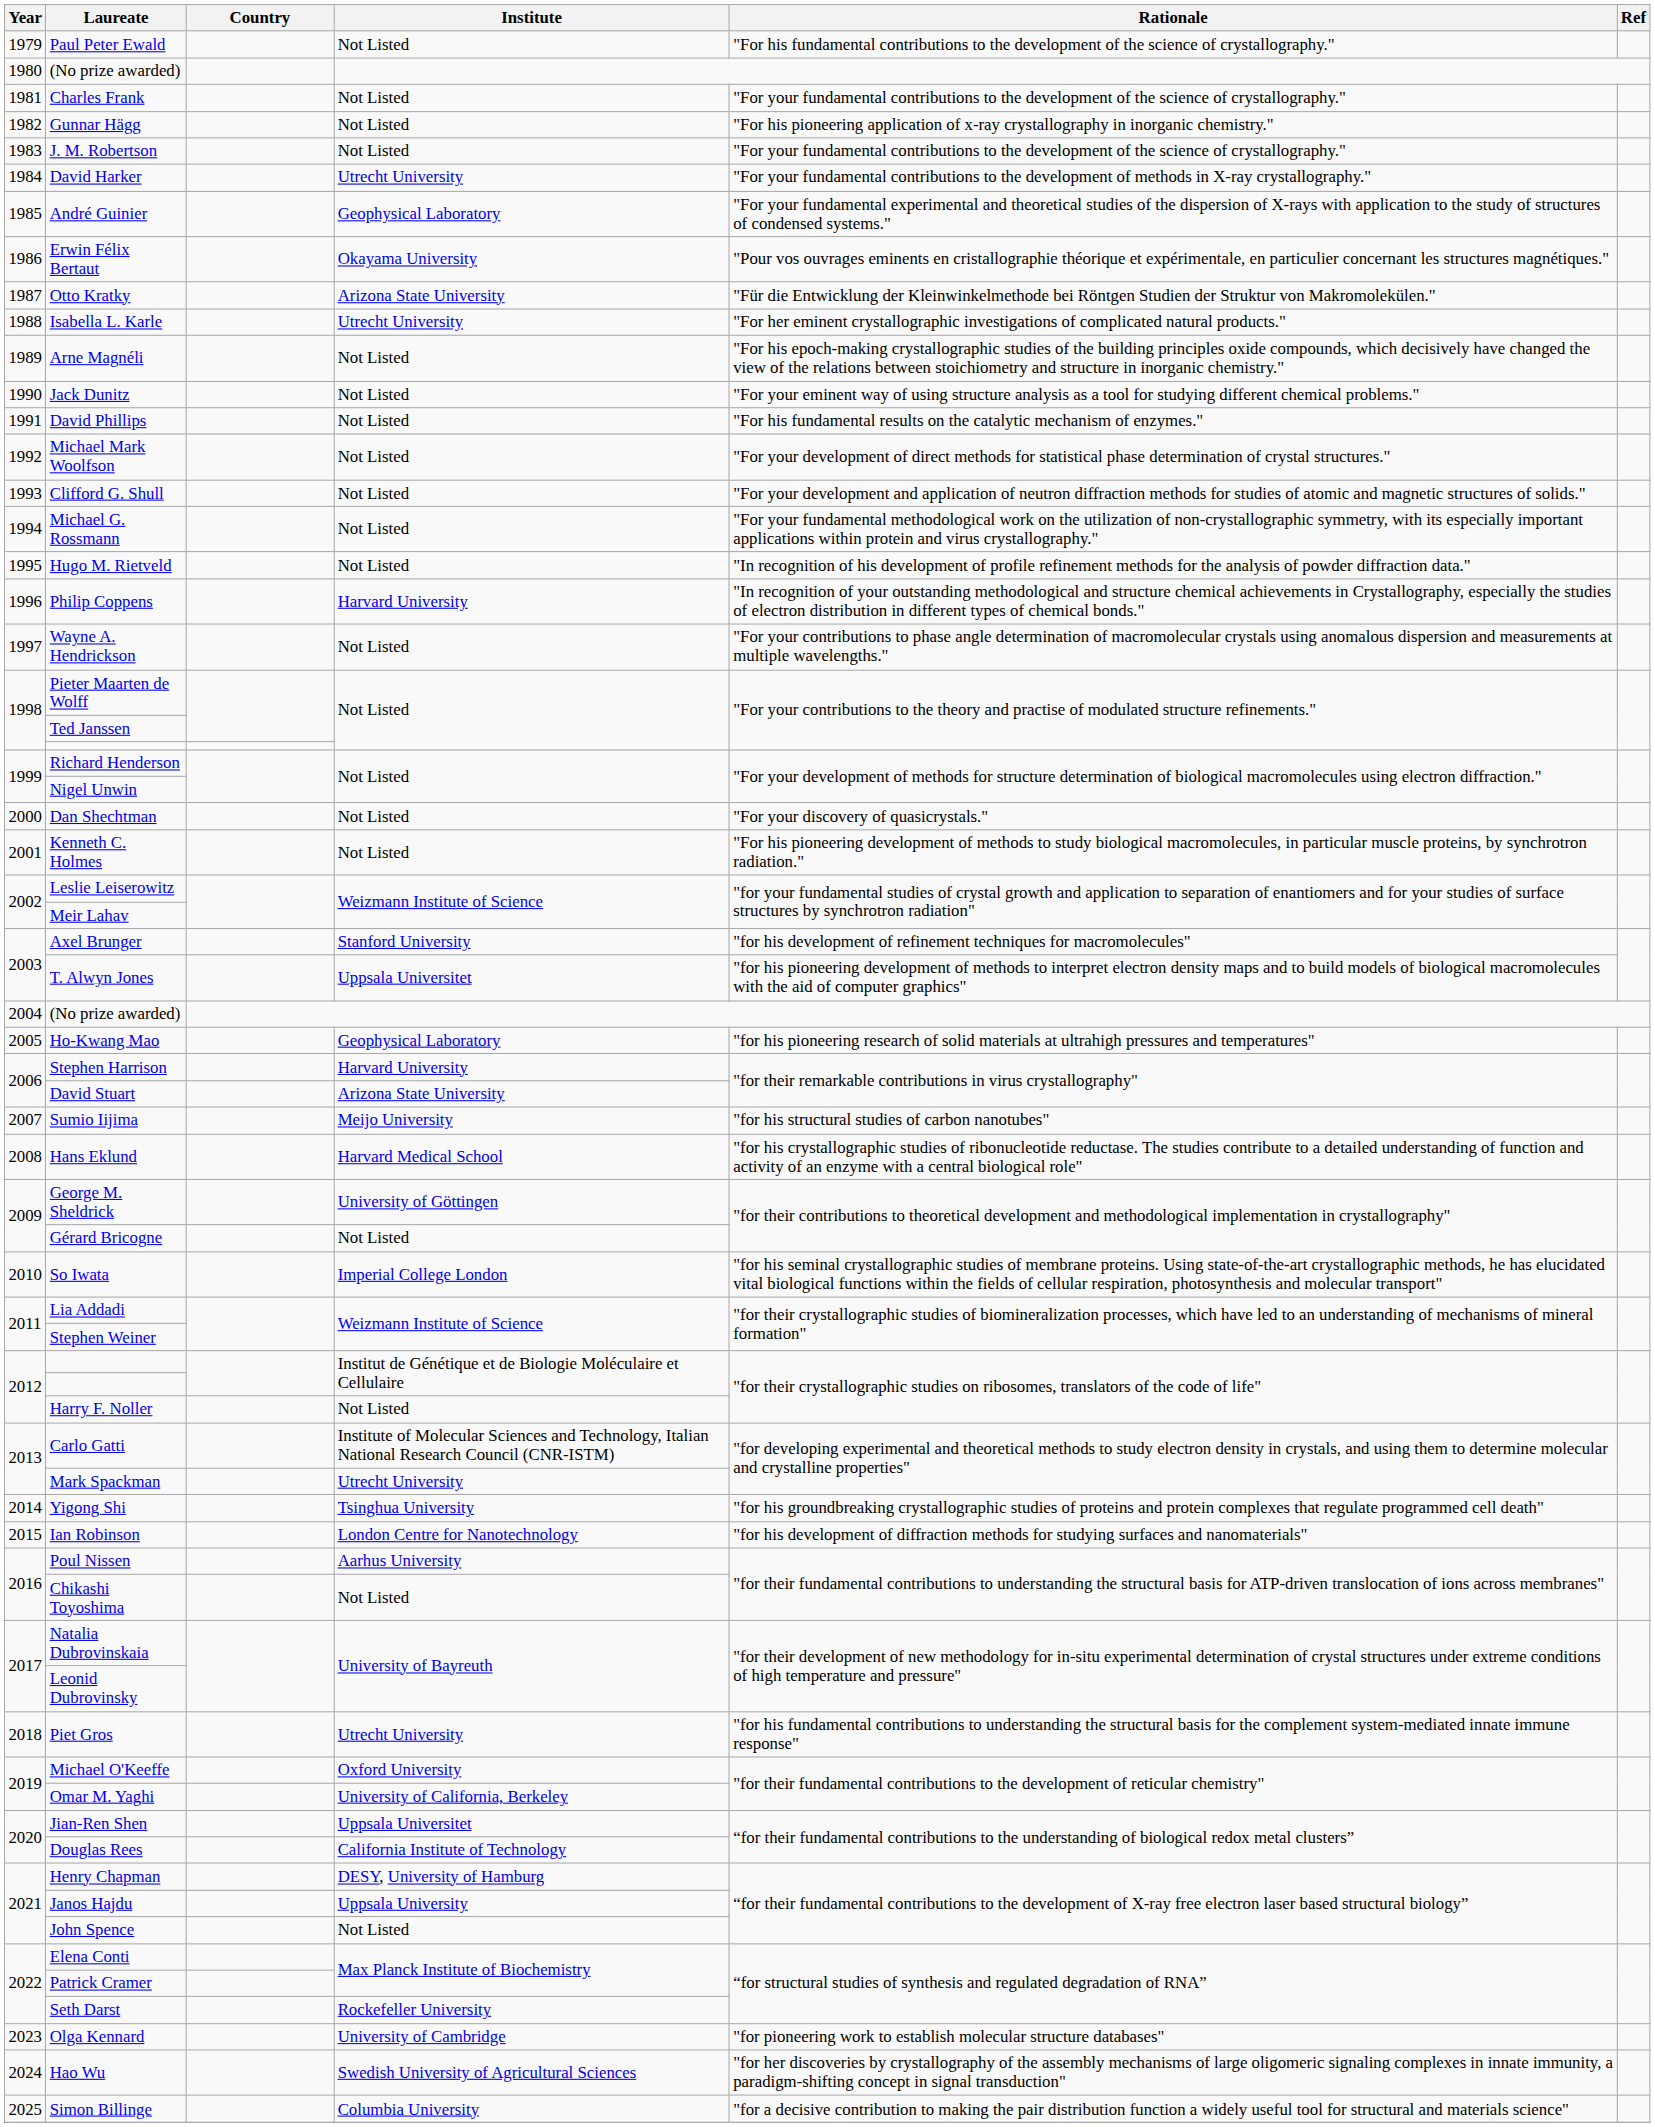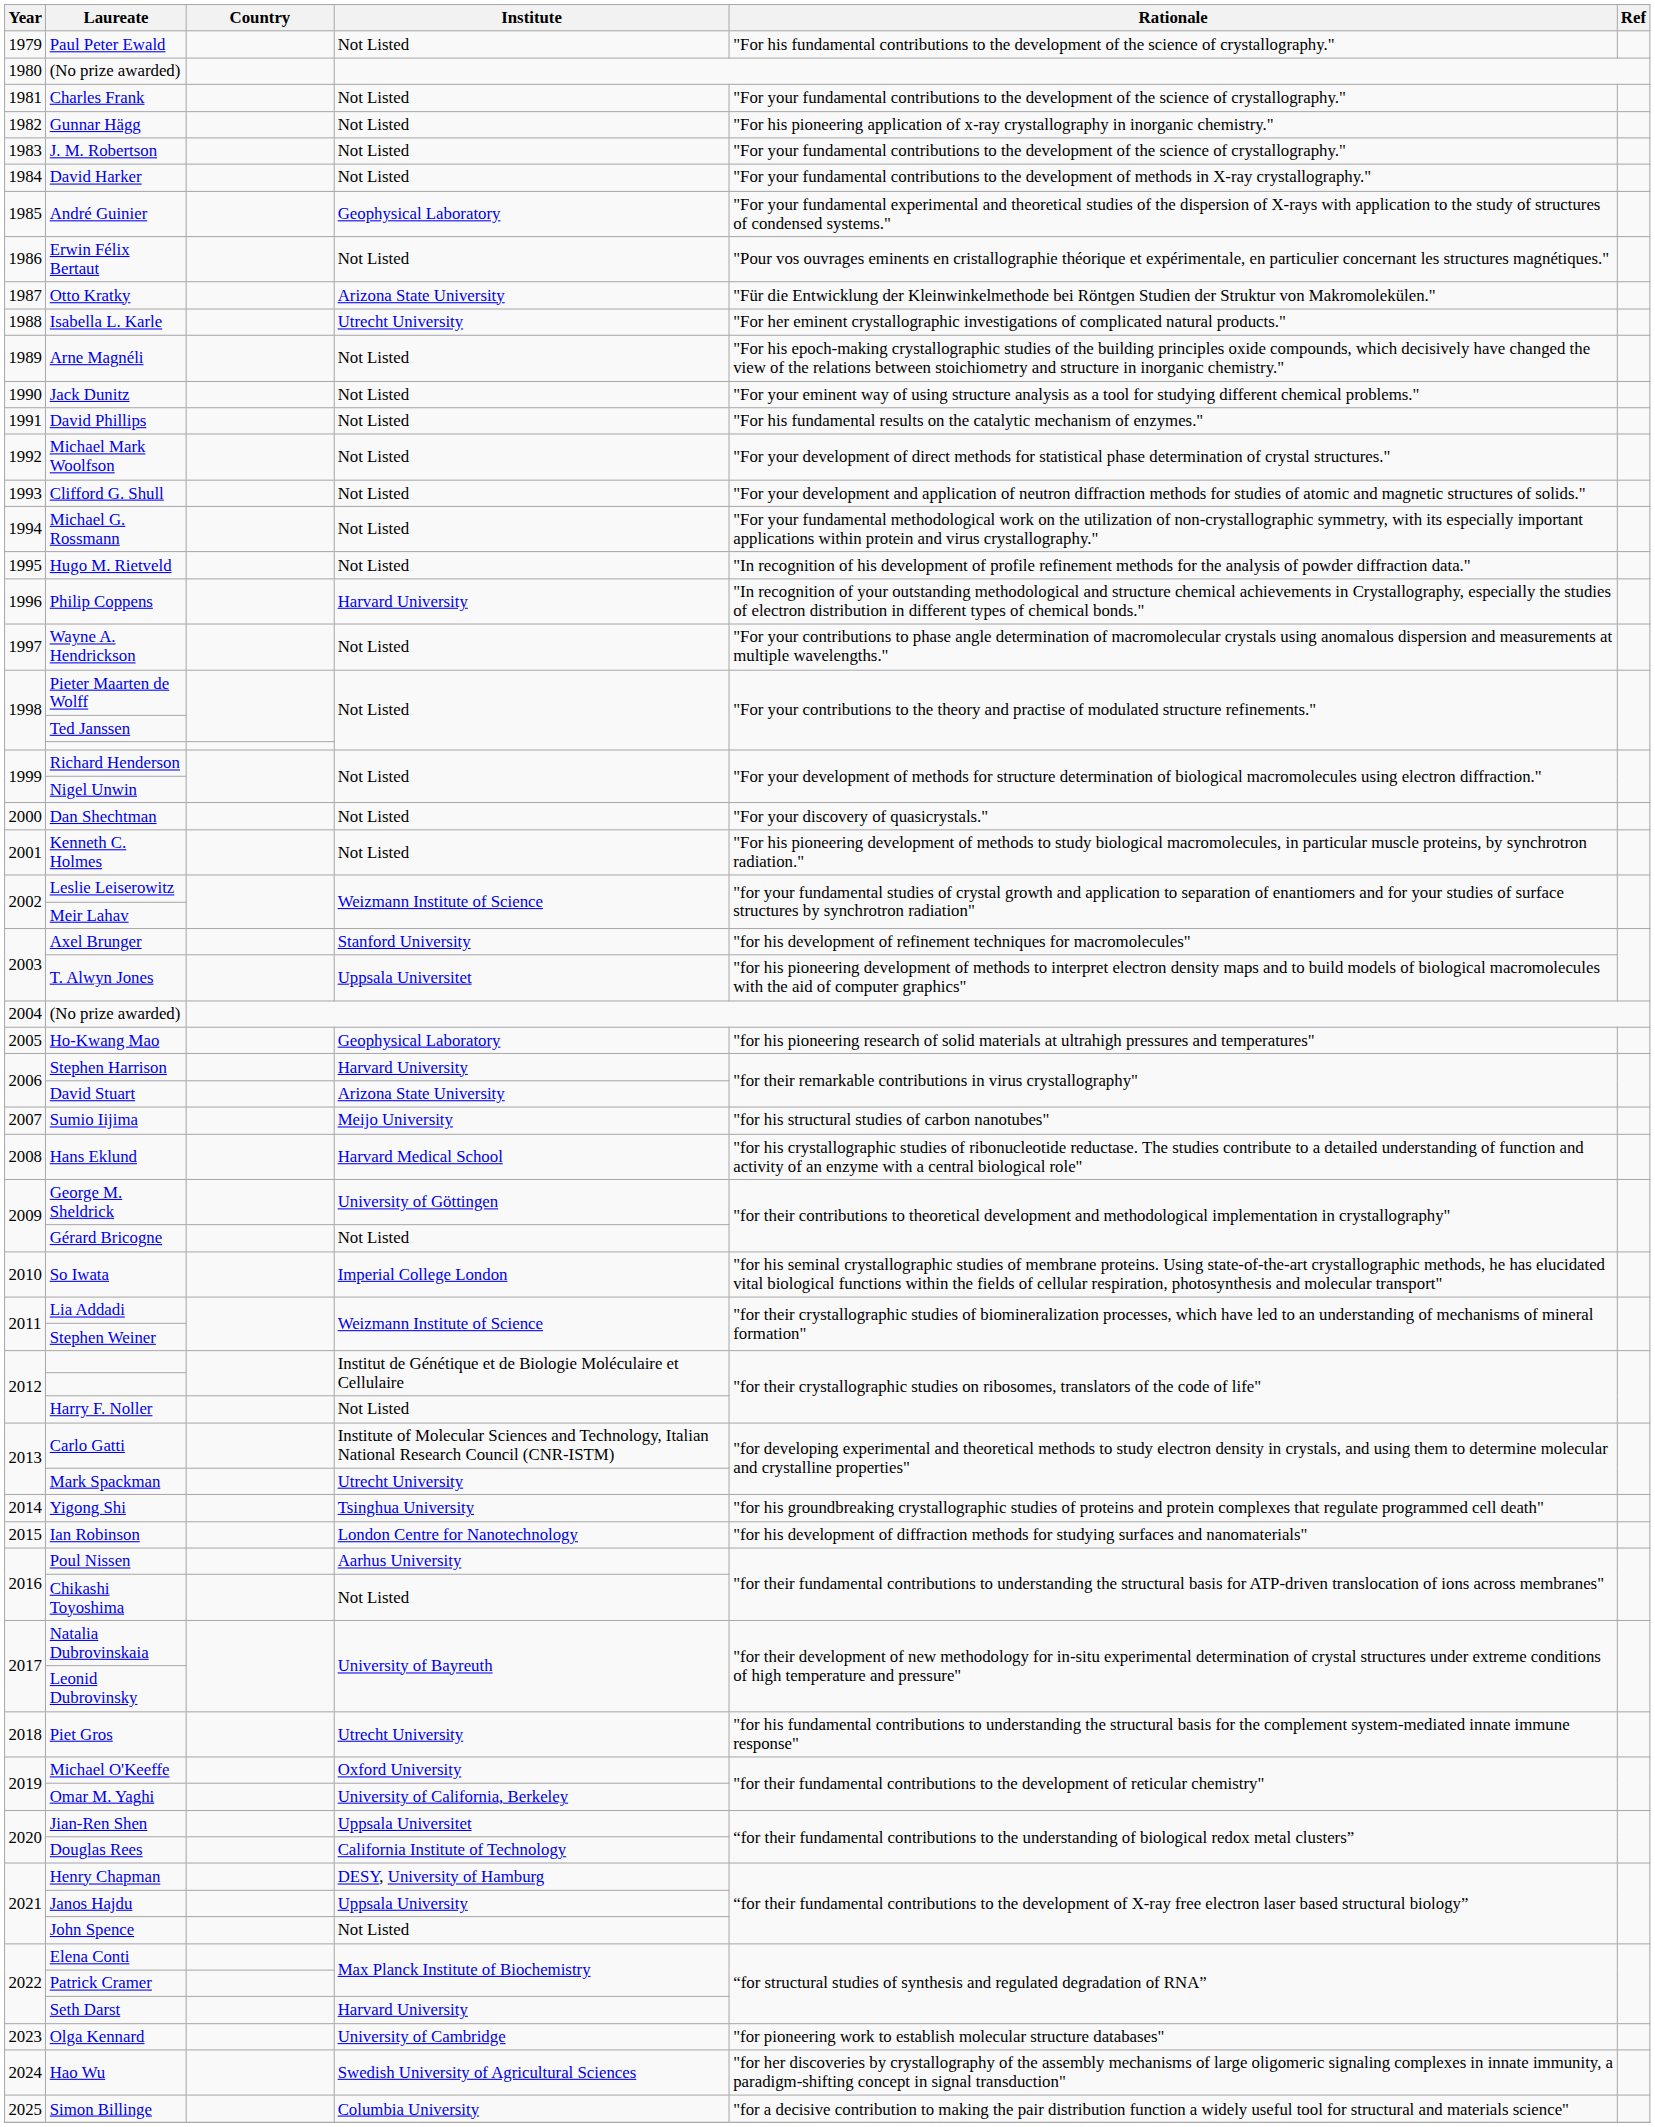(400, 177) Utrecht University -> (373, 177) Not Listed
(407, 259) Okayama University -> (373, 259) Not Listed
(414, 2009) Rockefeller University -> (403, 2009) Harvard University
